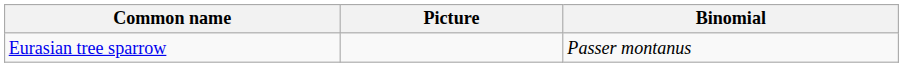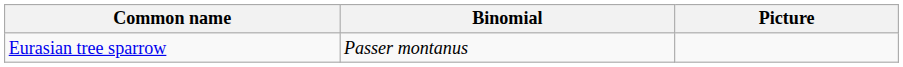columns swapped: (731, 18) <-> (451, 18)
